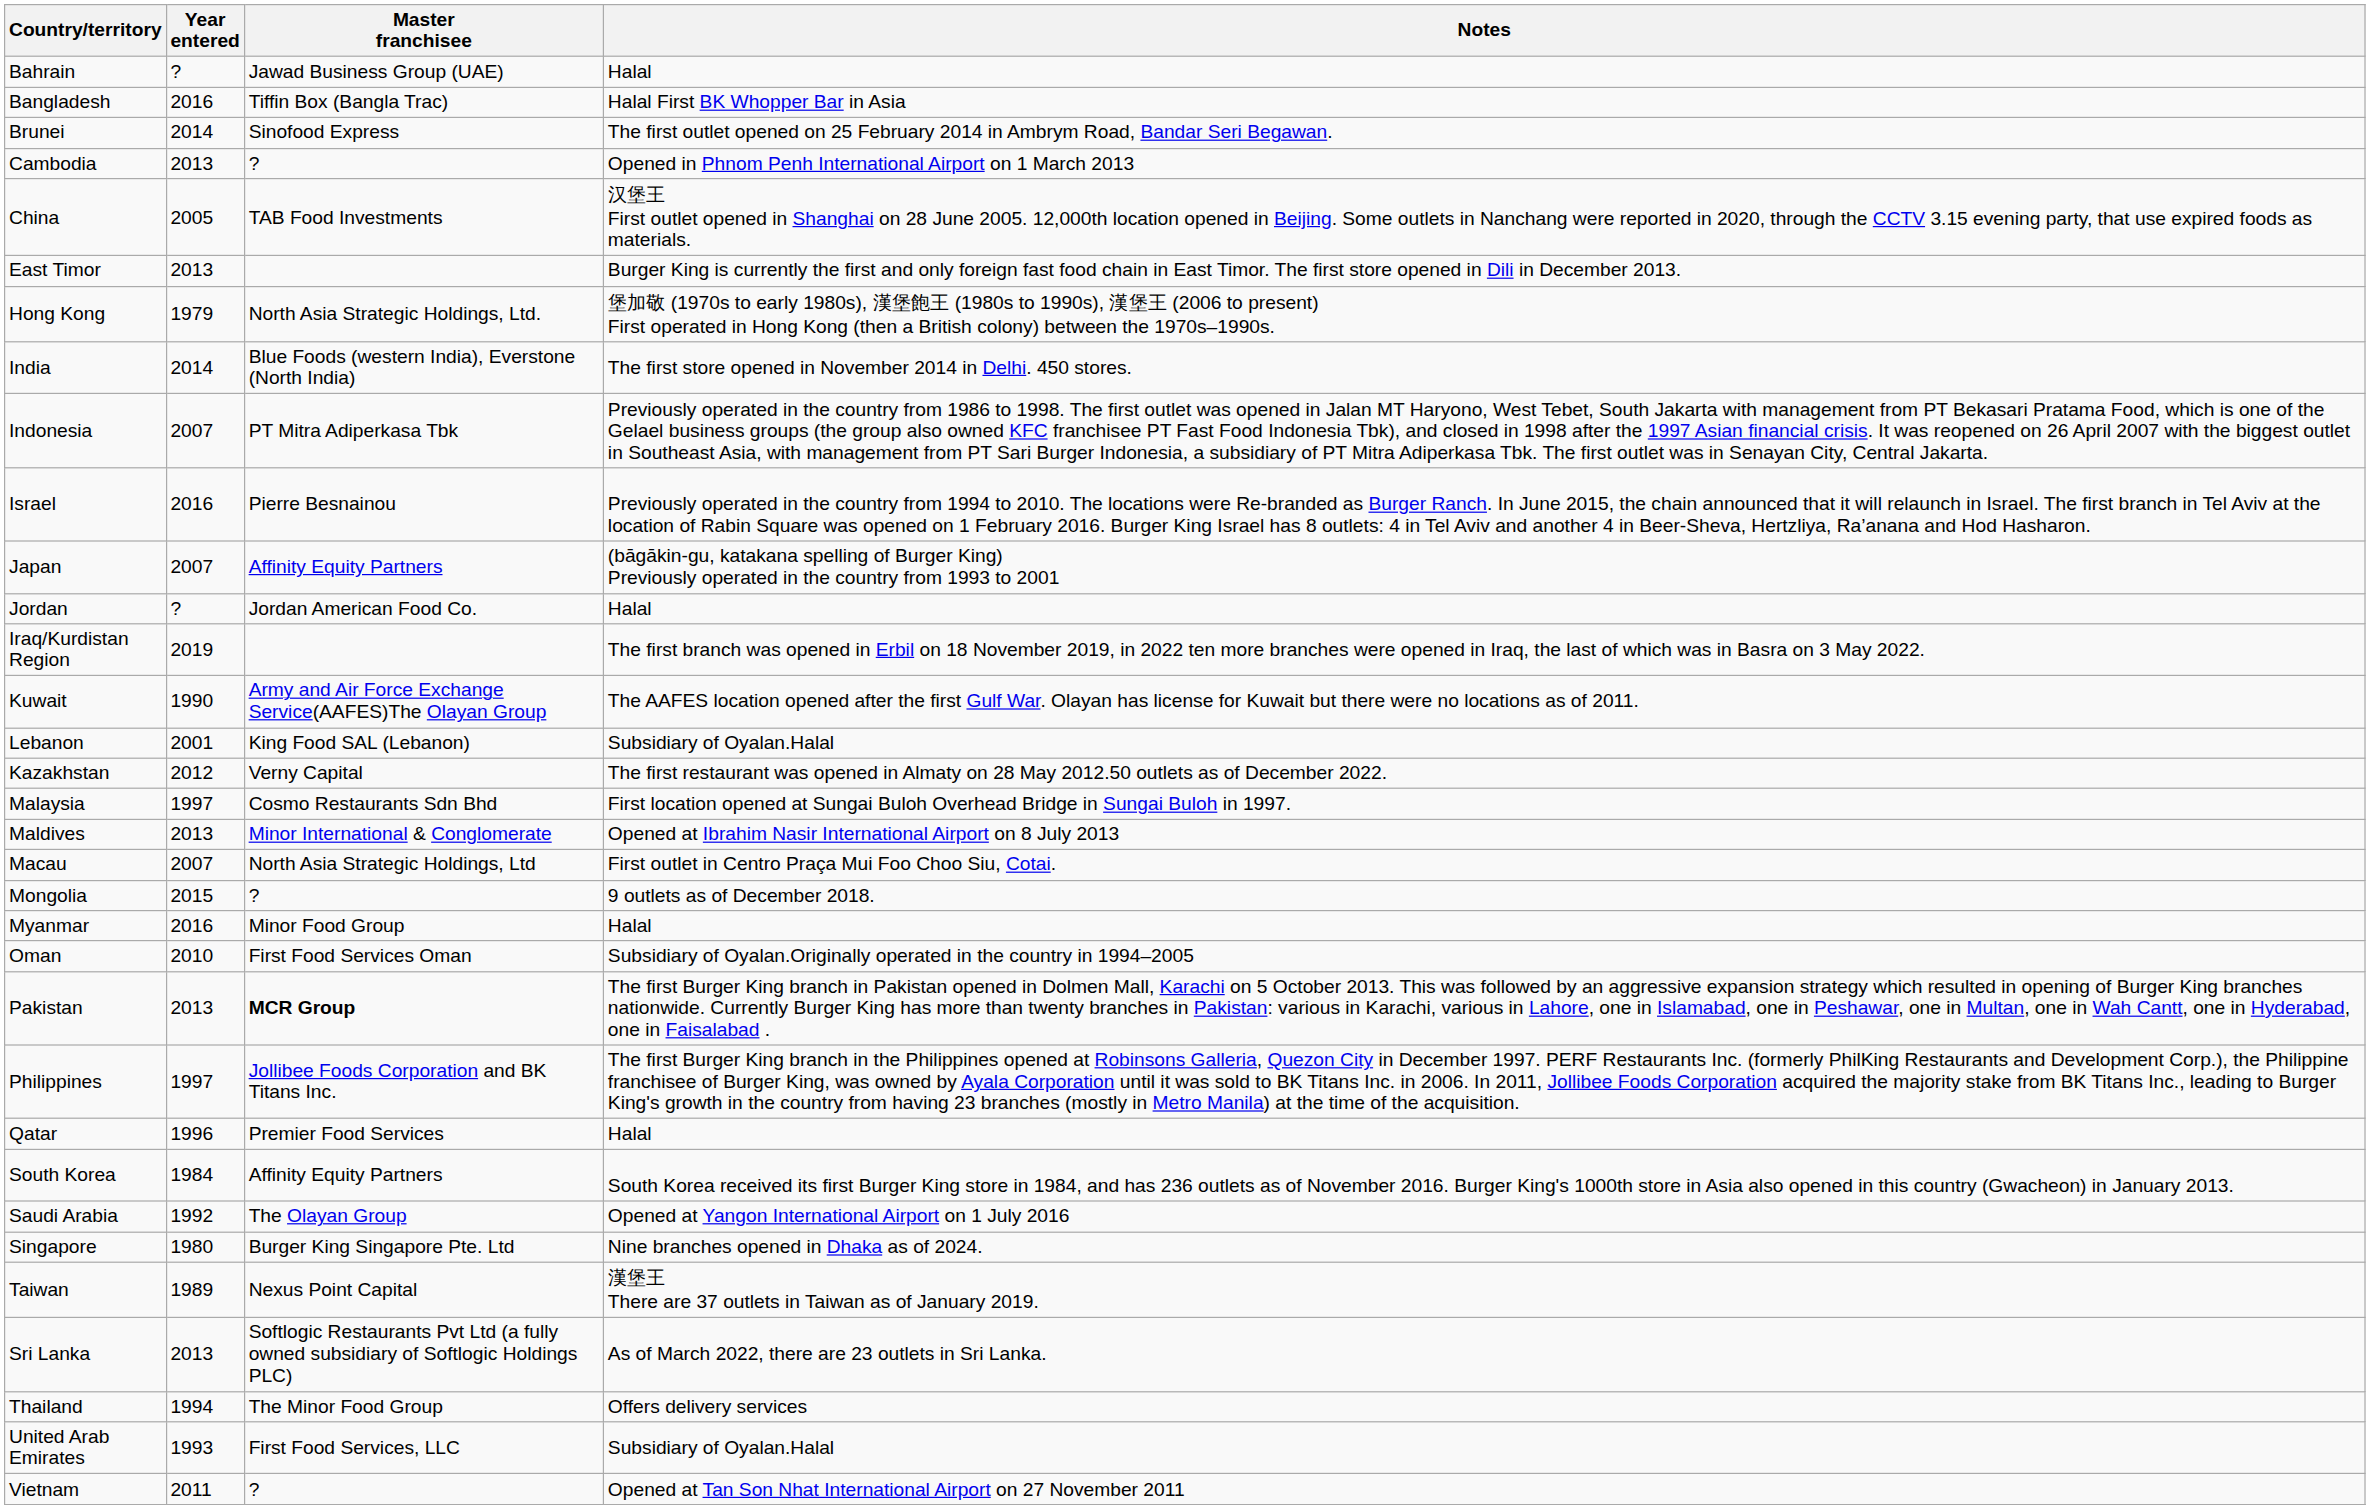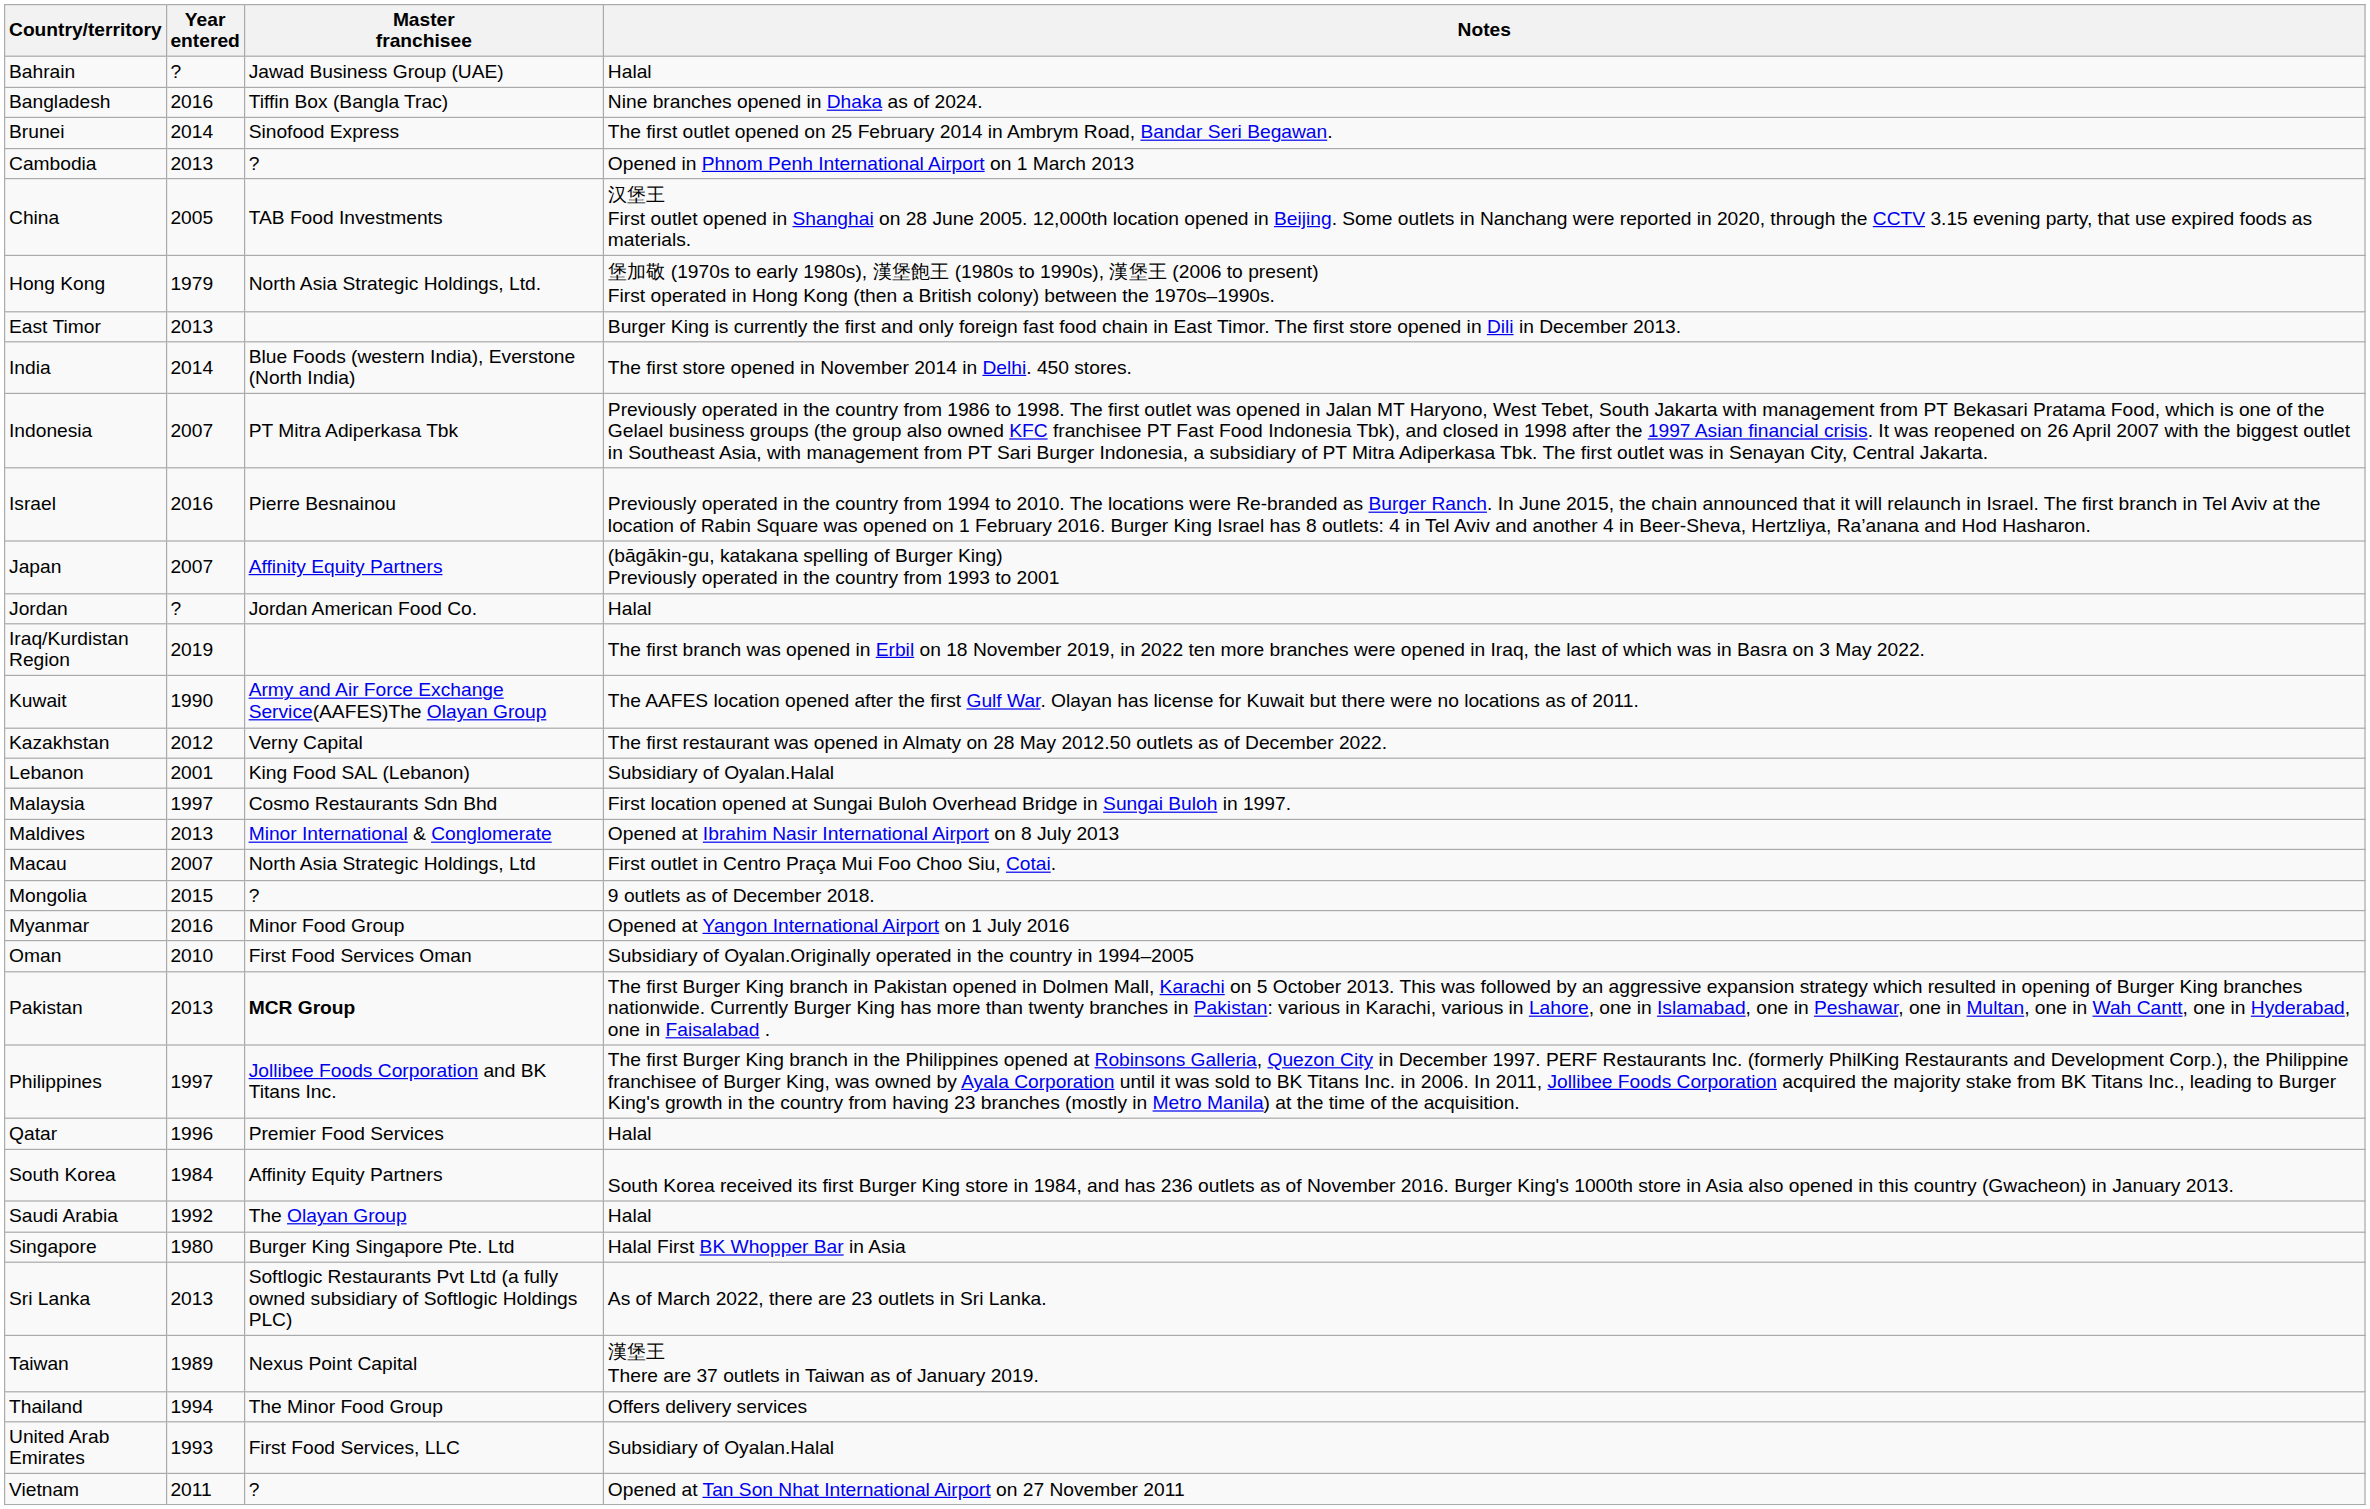(757, 102) Halal First BK Whopper Bar in Asia -> (795, 102) Nine branches opened in Dhaka as of 2024.
rows swapped: (55, 270) <-> (57, 313)
rows swapped: (59, 773) <-> (46, 742)
(630, 925) Halal -> (839, 925) Opened at Yangon International Airport on 1 July 2016
(839, 1216) Opened at Yangon International Airport on 1 July 2016 -> (630, 1216) Halal
(795, 1246) Nine branches opened in Dhaka as of 2024. -> (757, 1246) Halal First BK Whopper Bar in Asia
rows swapped: (50, 1354) <-> (39, 1289)
